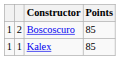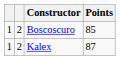(19, 47) 1 -> (19, 47) 2
(91, 47) 85 -> (91, 47) 87
